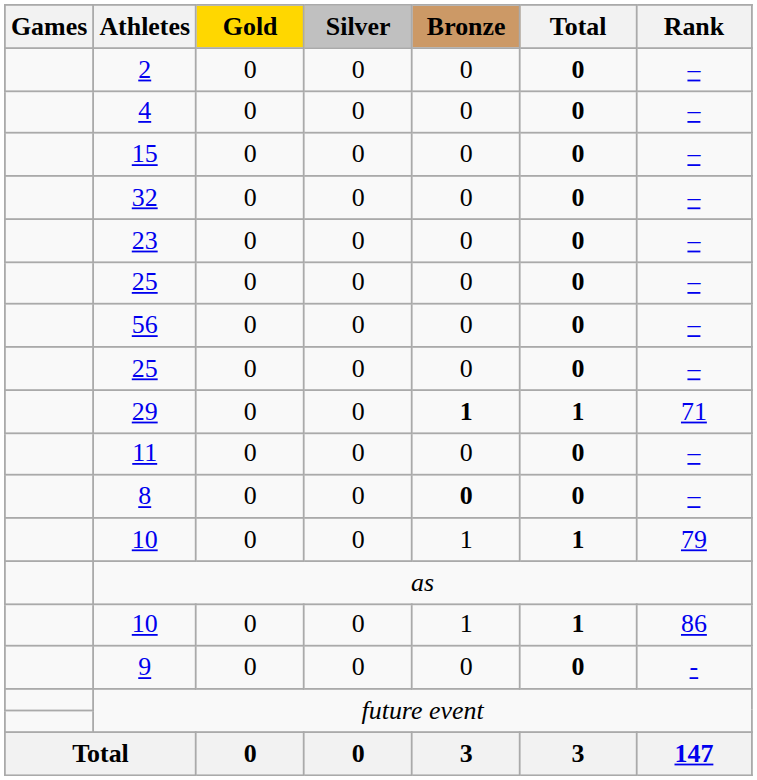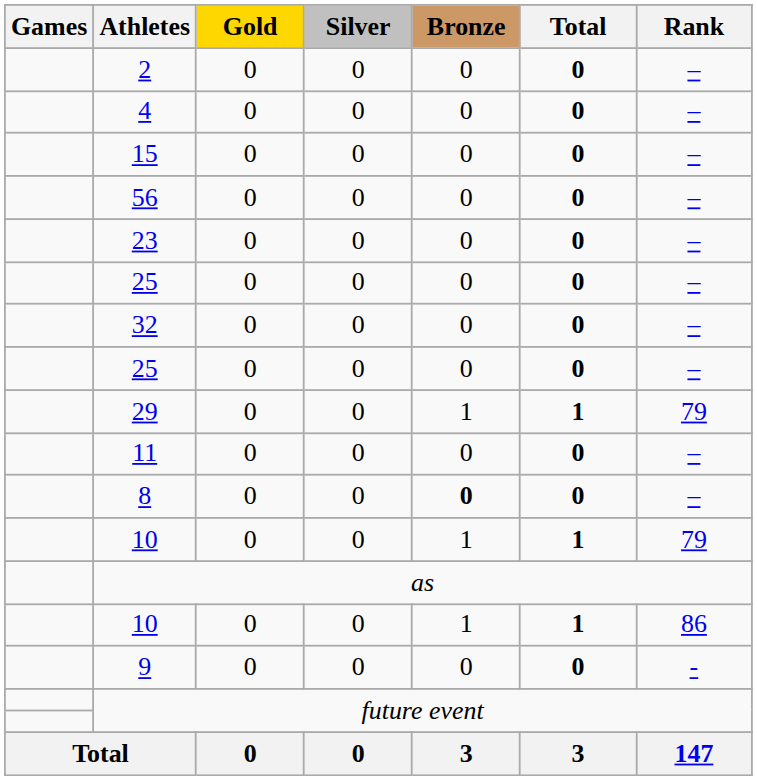rows swapped: (145, 325) <-> (145, 197)
(466, 411) bold -> (466, 411) normal
(694, 411) 71 -> (694, 411) 79
